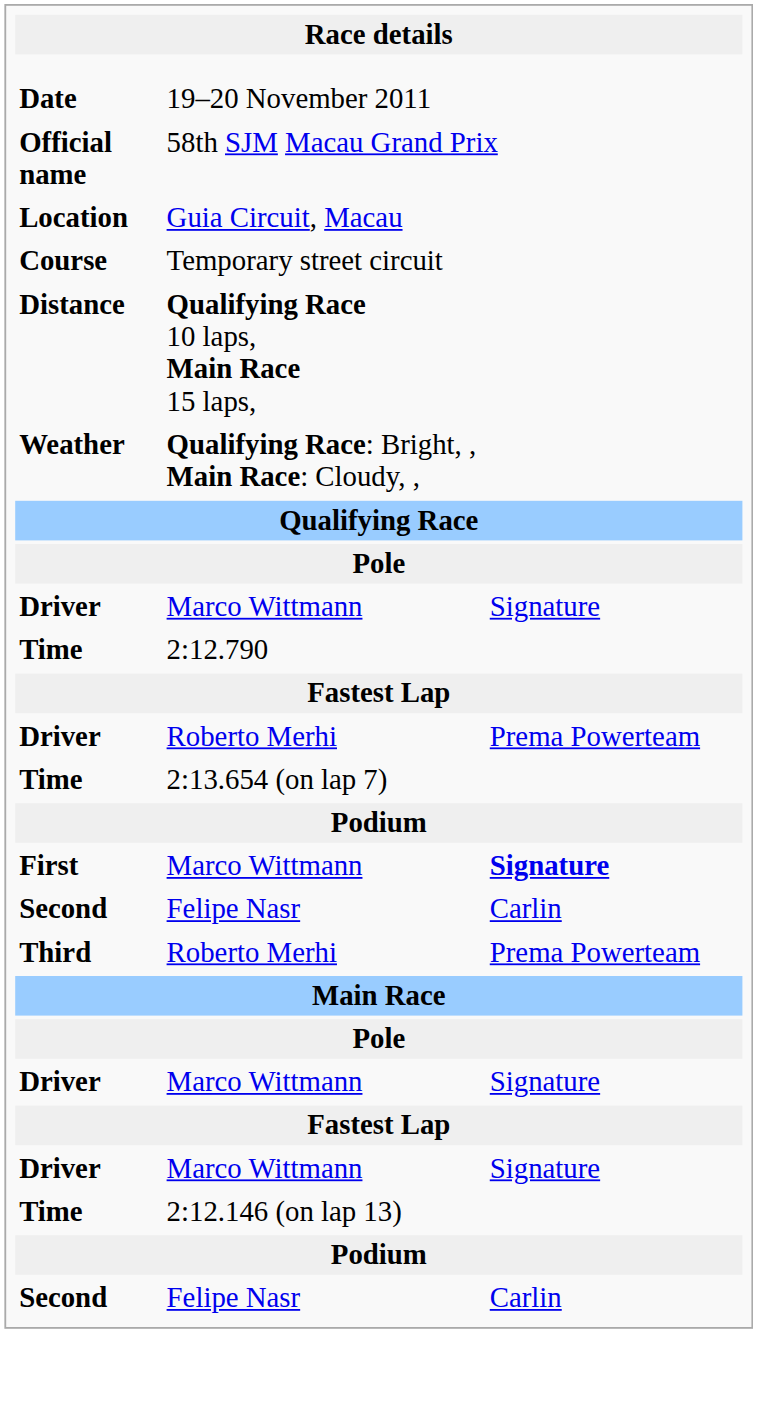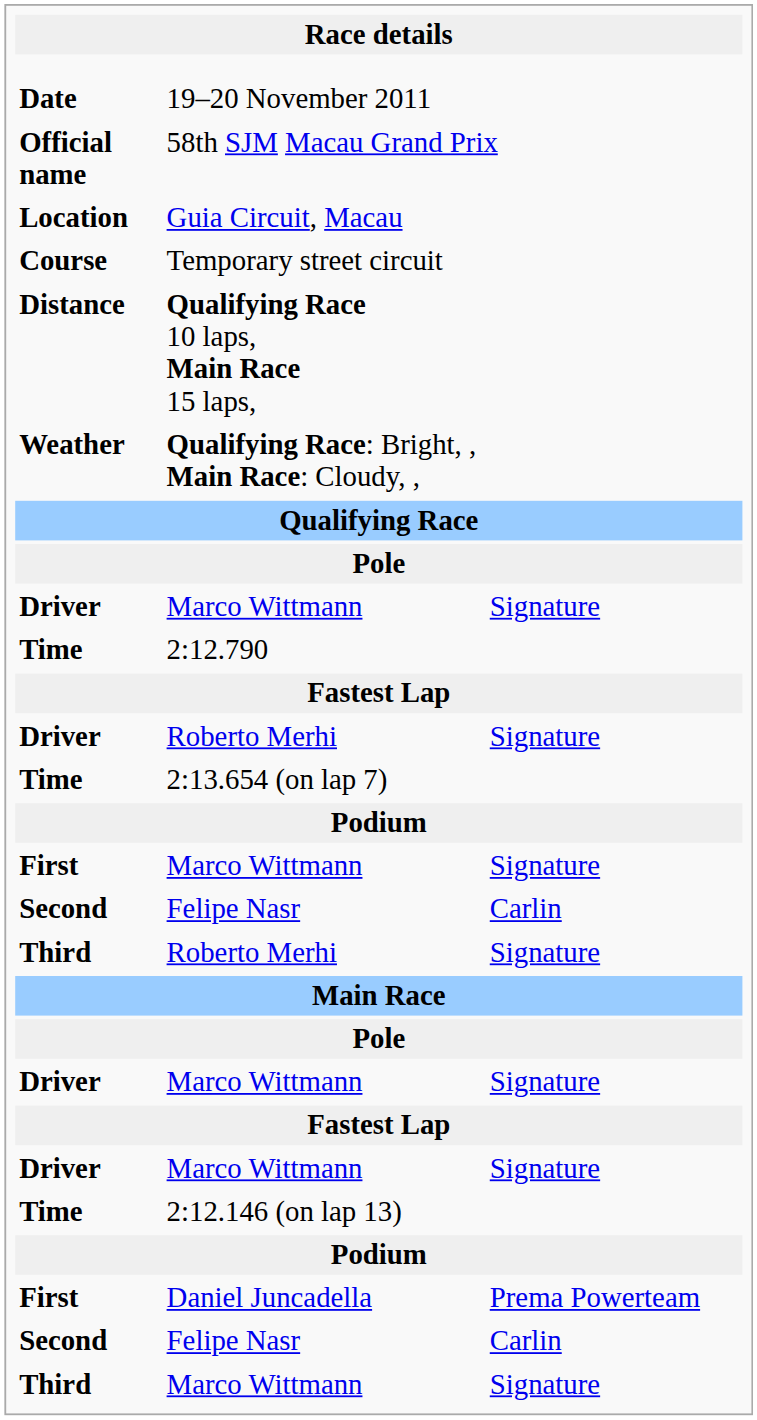(595, 736) Prema Powerteam -> (545, 736) Signature
(550, 866) bold -> (545, 866) normal
(595, 952) Prema Powerteam -> (545, 952) Signature
+ row: (49, 1298)
+ row: (55, 1384)
